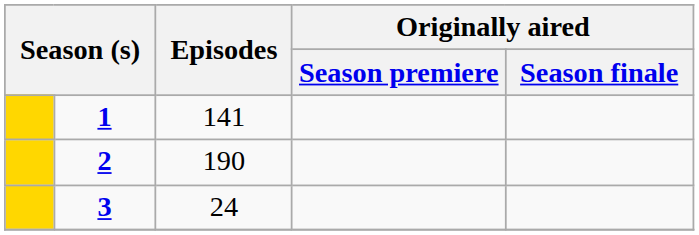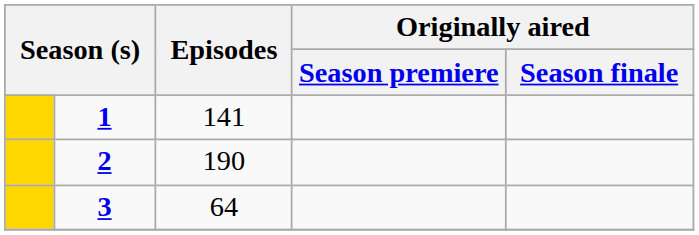(224, 206) 24 -> (224, 206) 64
